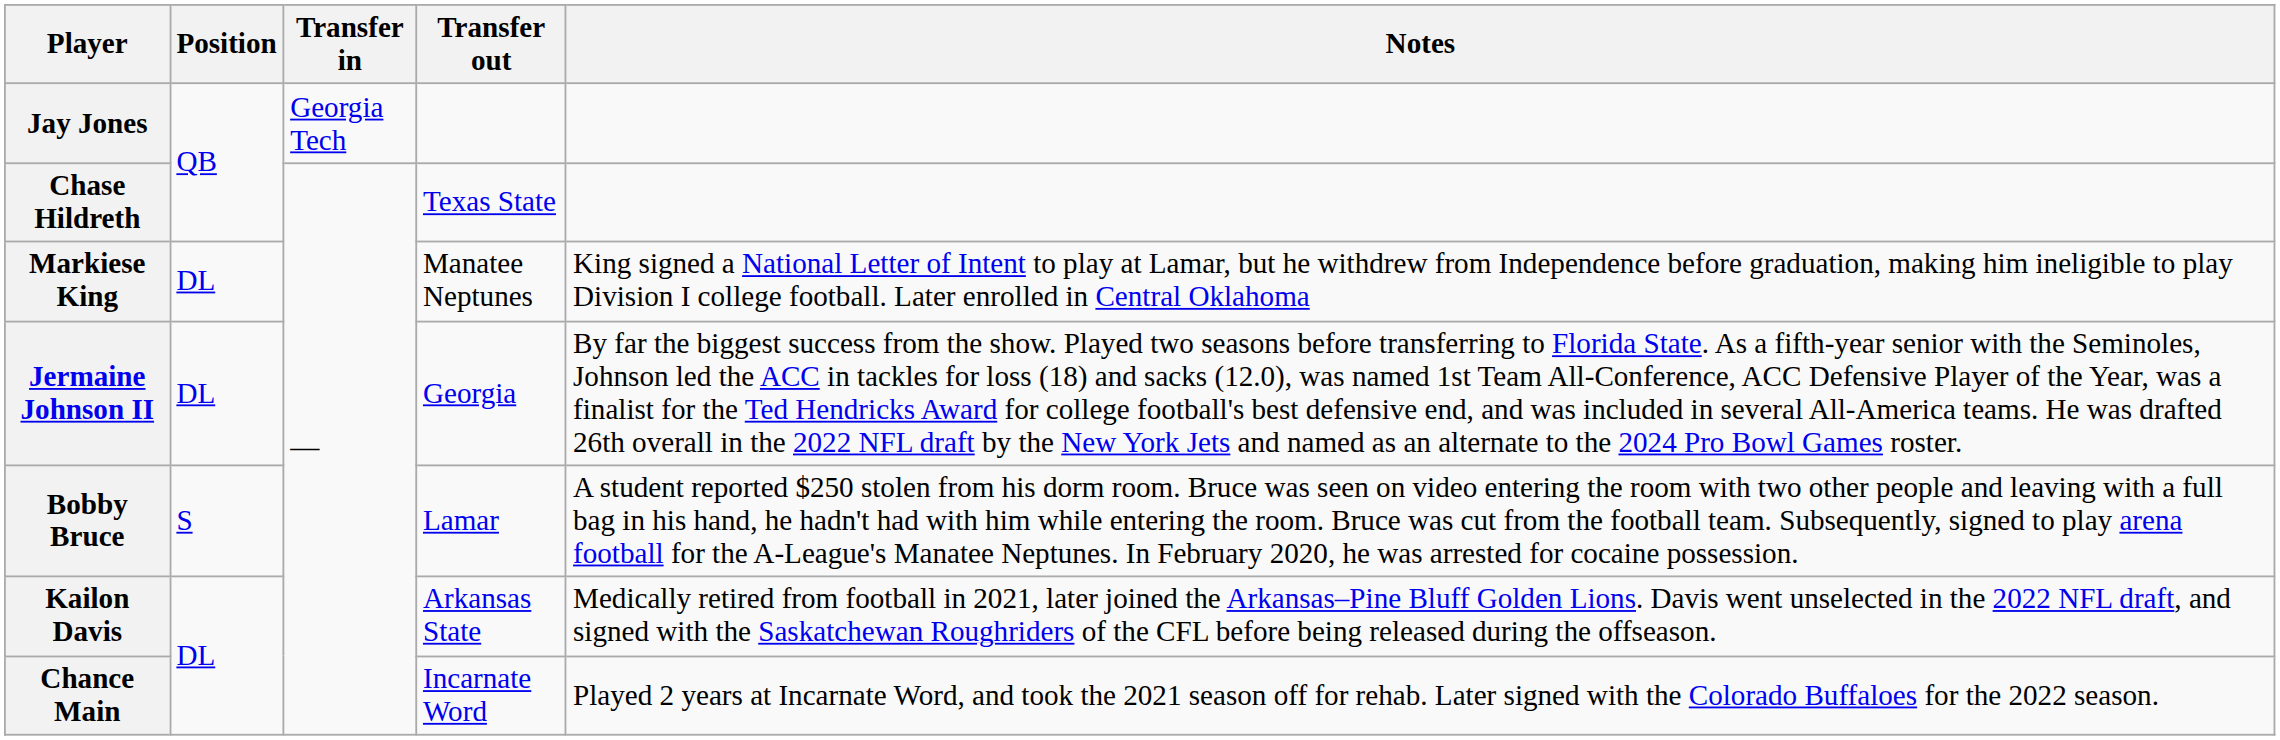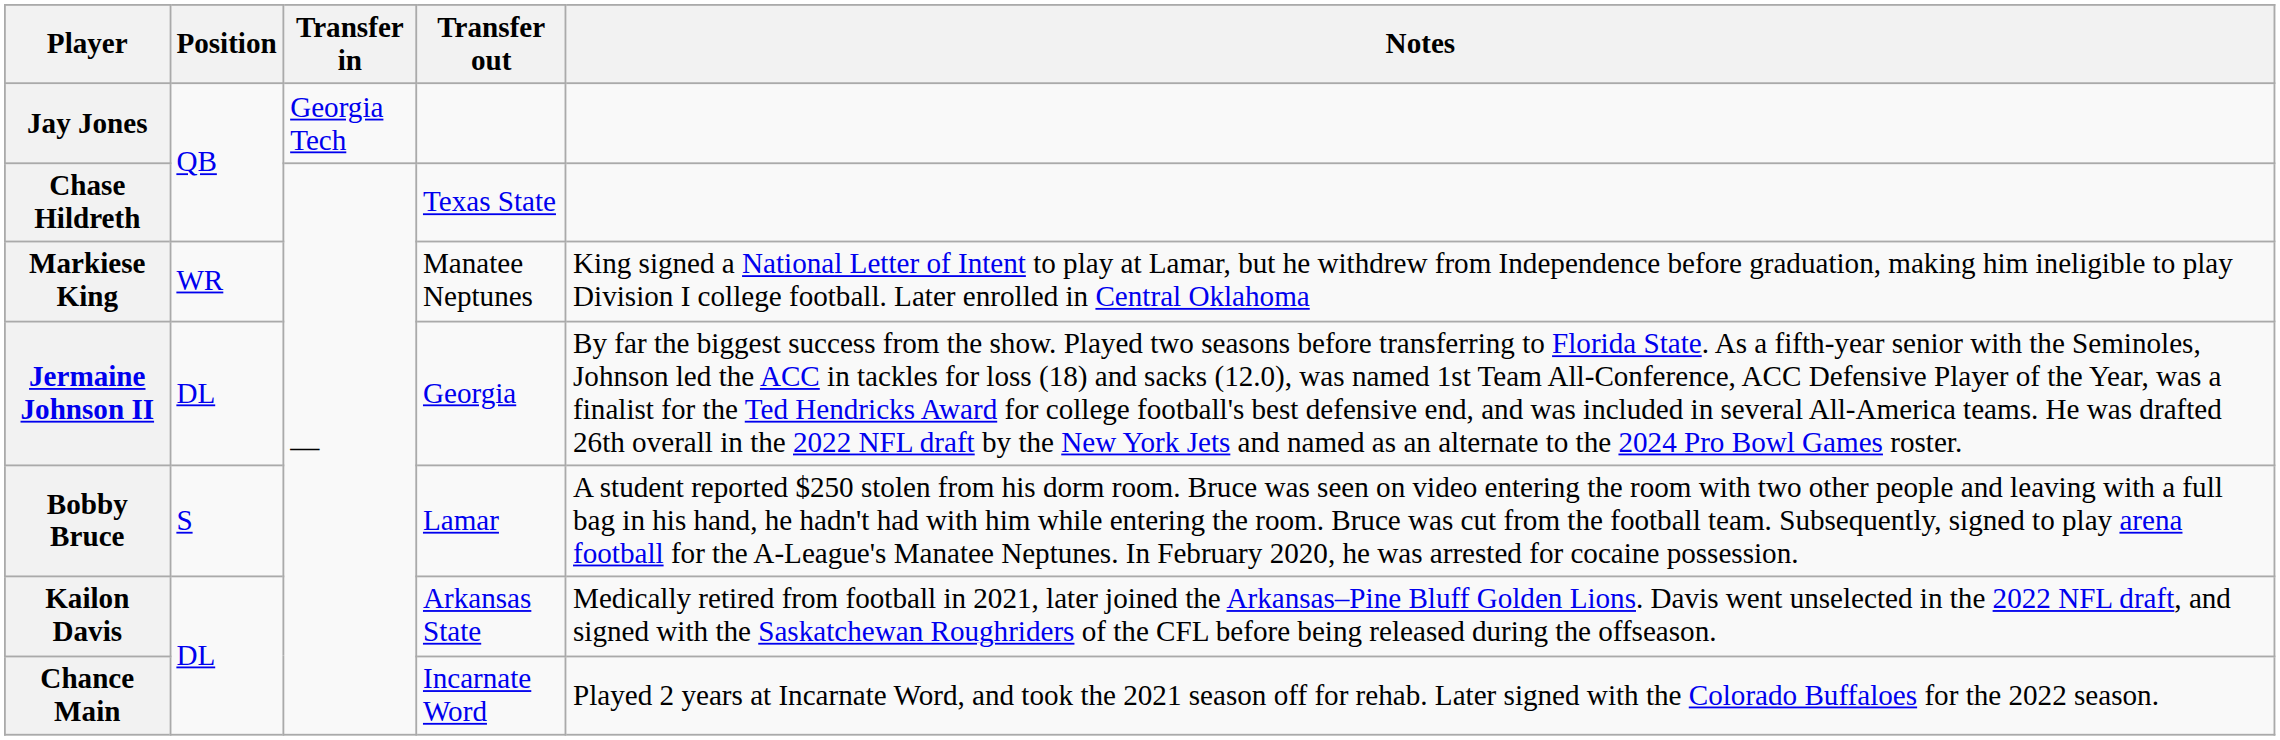(196, 280) DL -> (200, 280) WR
